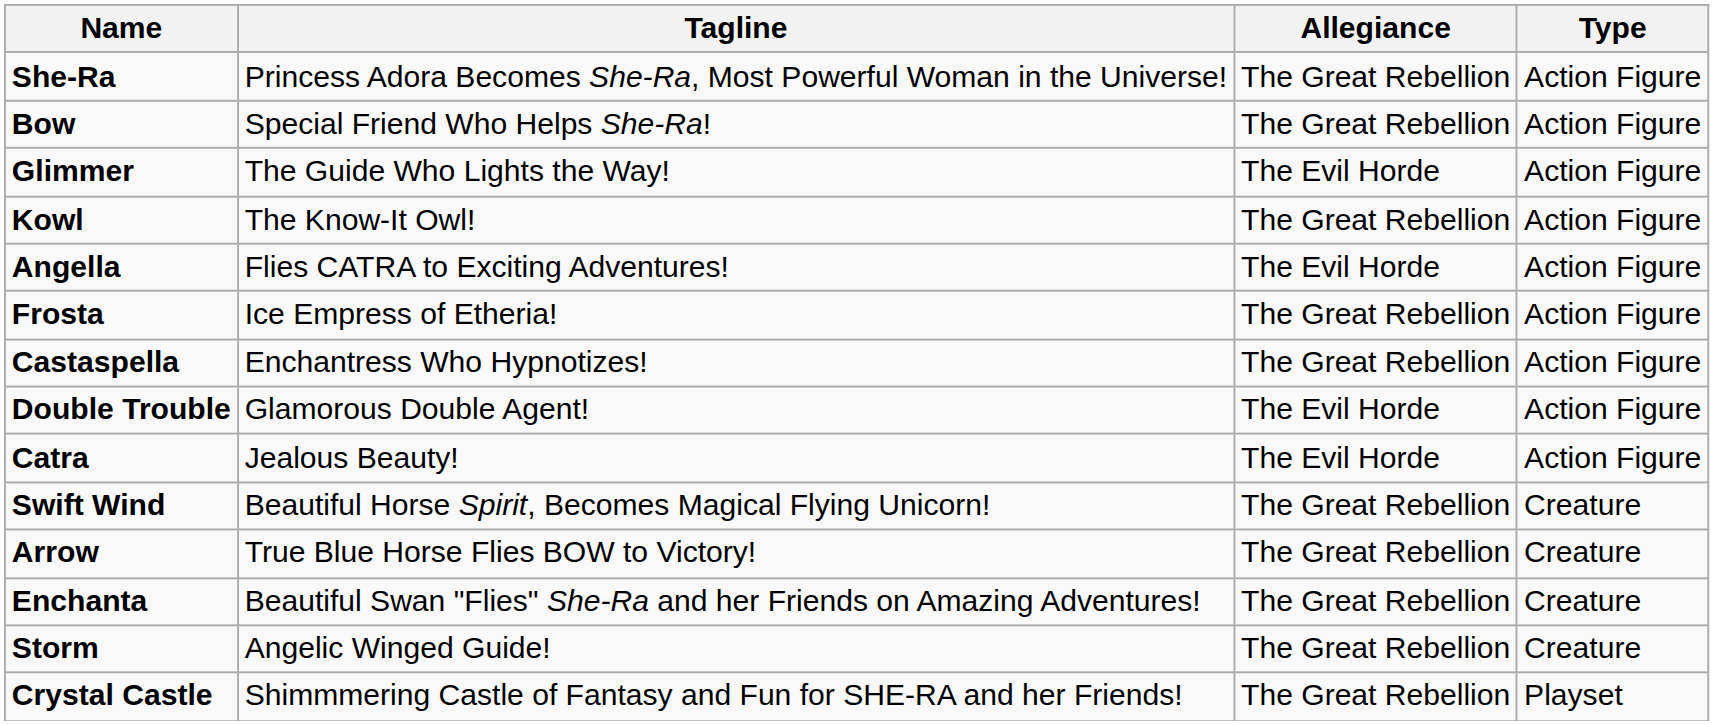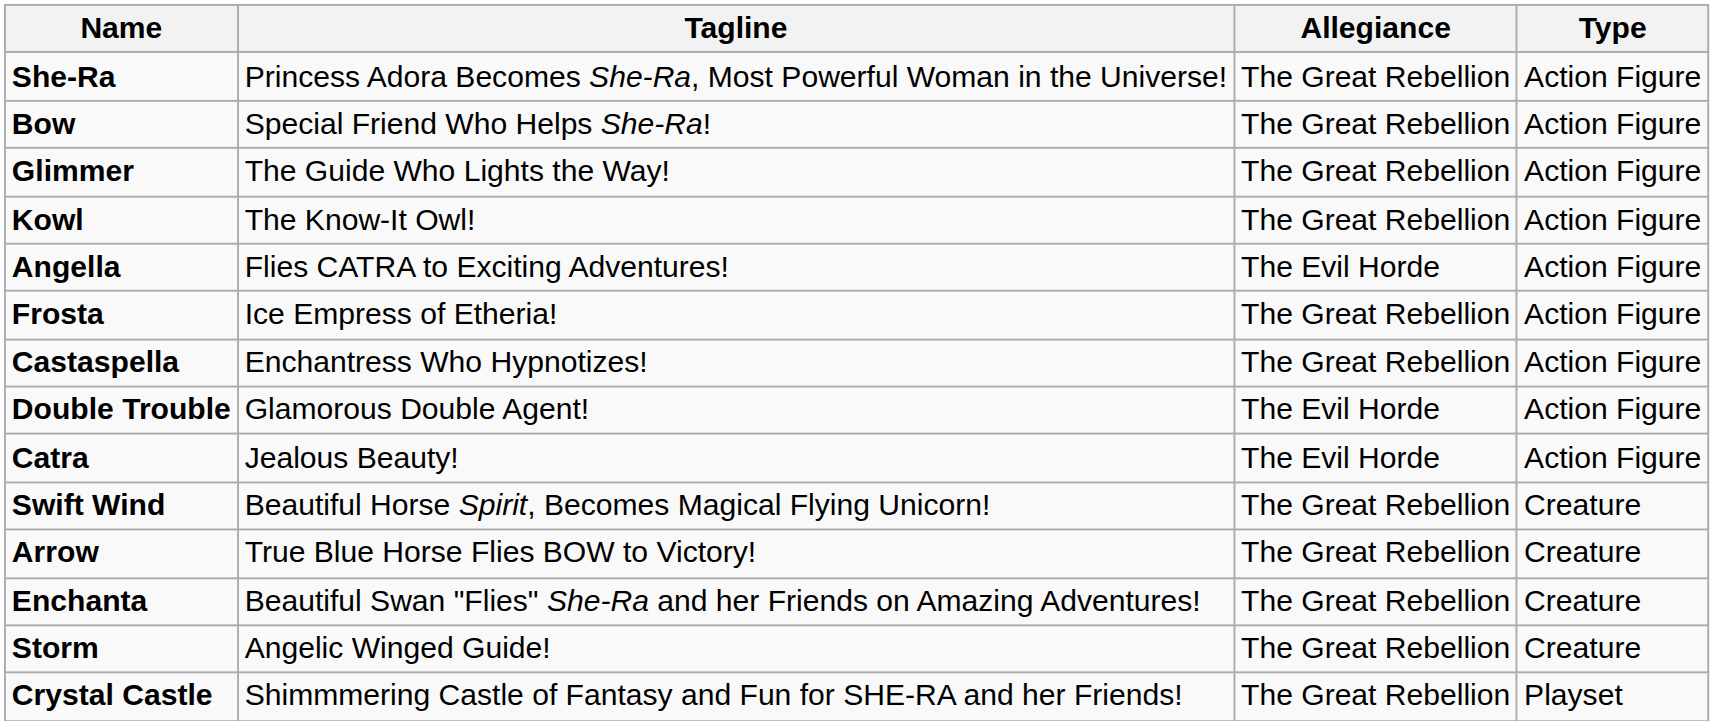(1341, 171) The Evil Horde -> (1376, 171) The Great Rebellion
